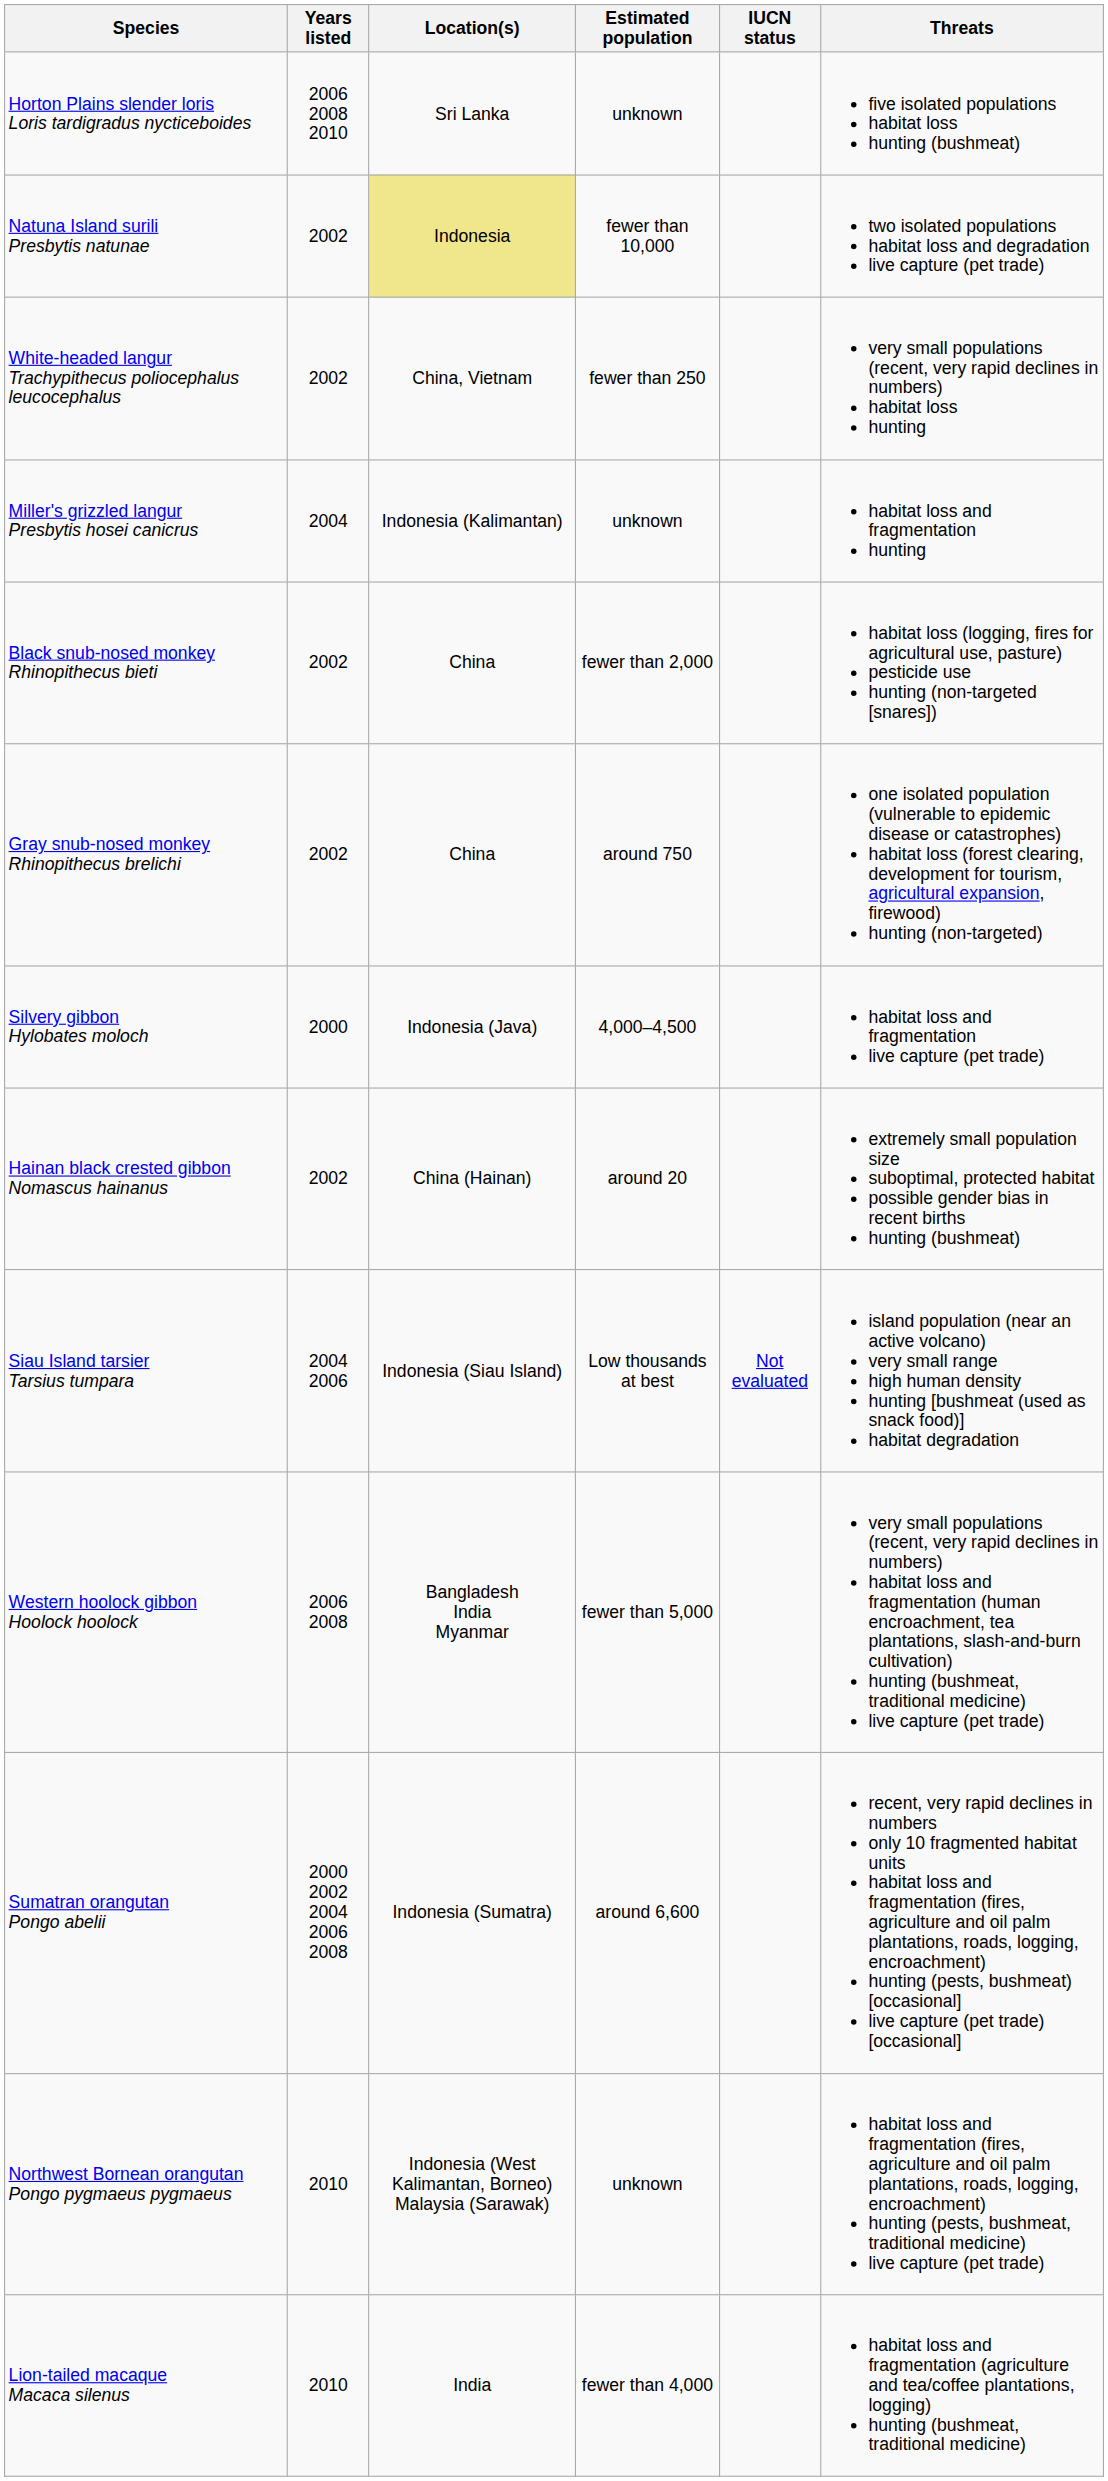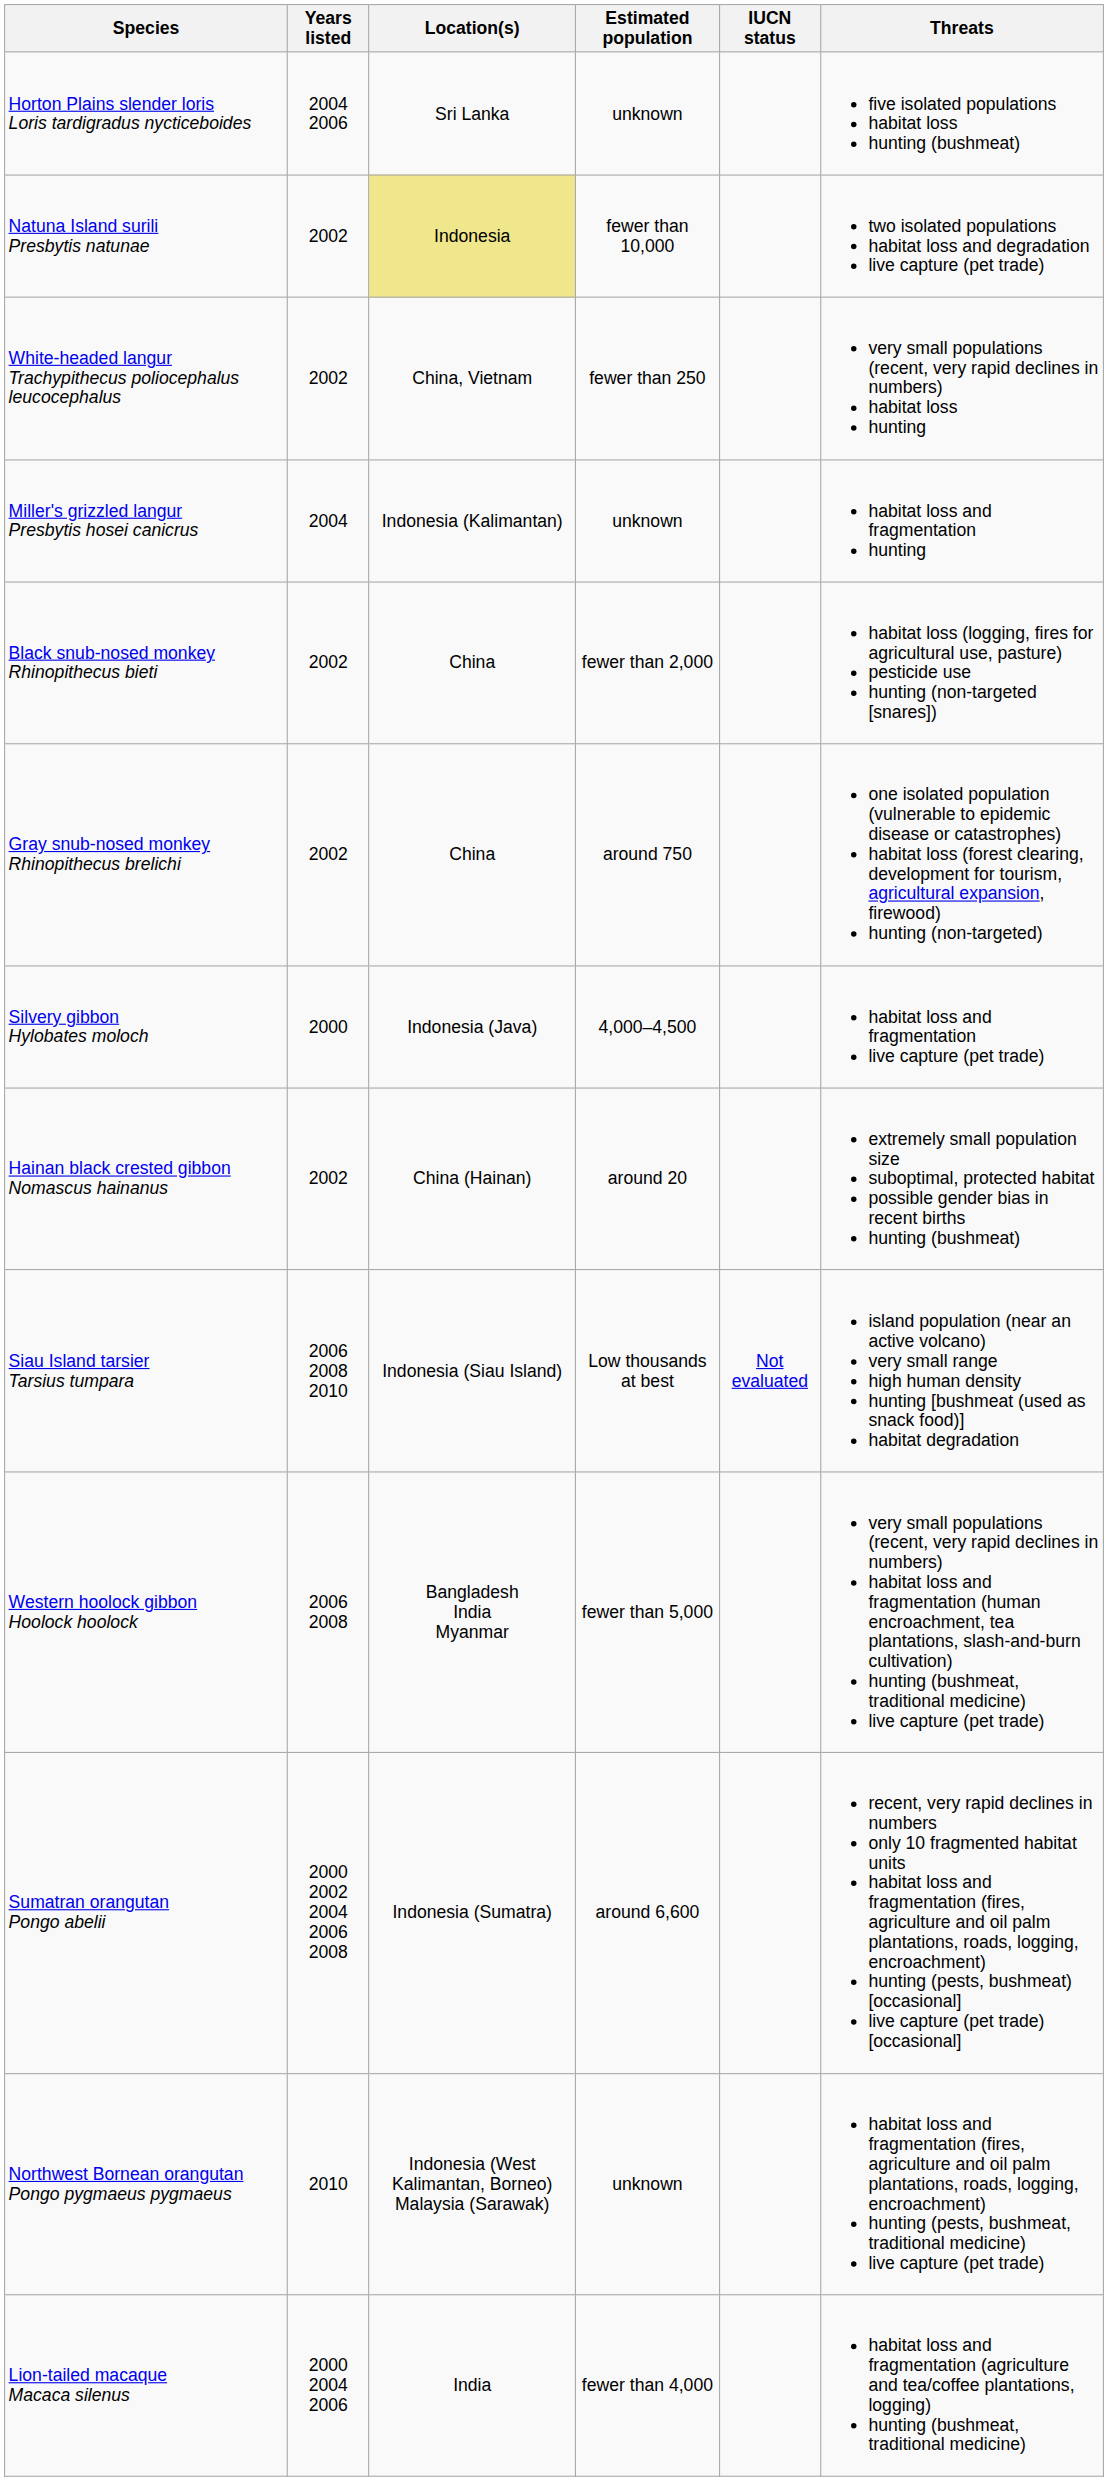(328, 113) 2006 2008 2010 -> (328, 113) 2004 2006
(328, 1370) 2004 2006 -> (328, 1370) 2006 2008 2010
(328, 2385) 2010 -> (328, 2385) 2000 2004 2006
